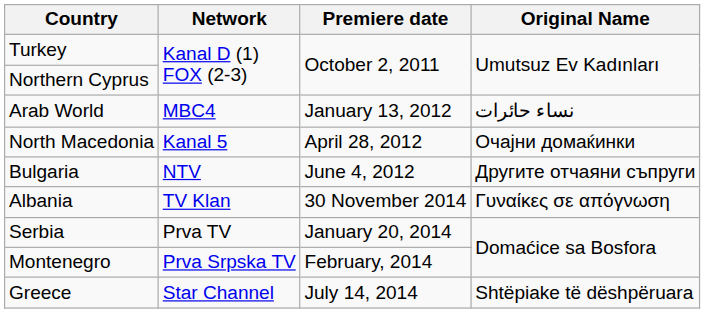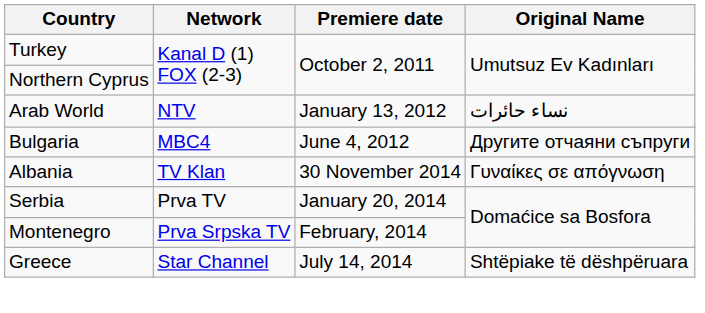(189, 110) MBC4 -> (176, 110) NTV
- row: (81, 141)
(182, 171) NTV -> (184, 141) MBC4
